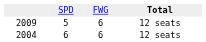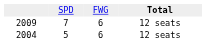(66, 23) 5 -> (66, 23) 7
(66, 35) 6 -> (66, 35) 5
